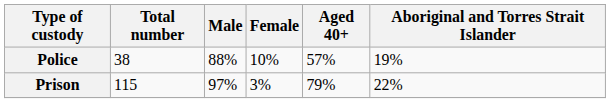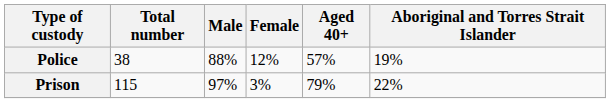(264, 60) 10% -> (264, 60) 12%
